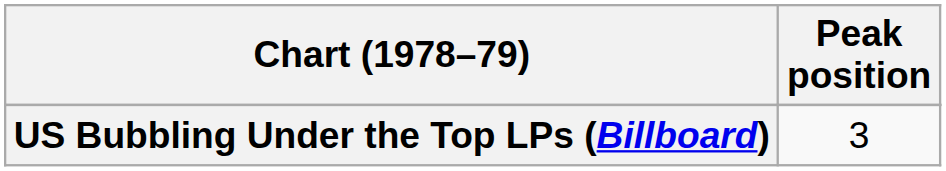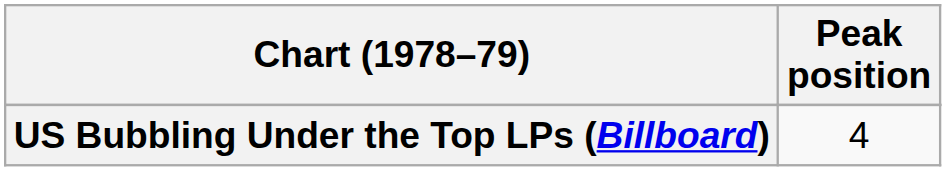(859, 134) 3 -> (859, 134) 4
